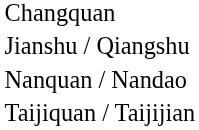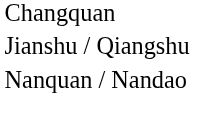- row: (100, 113)
